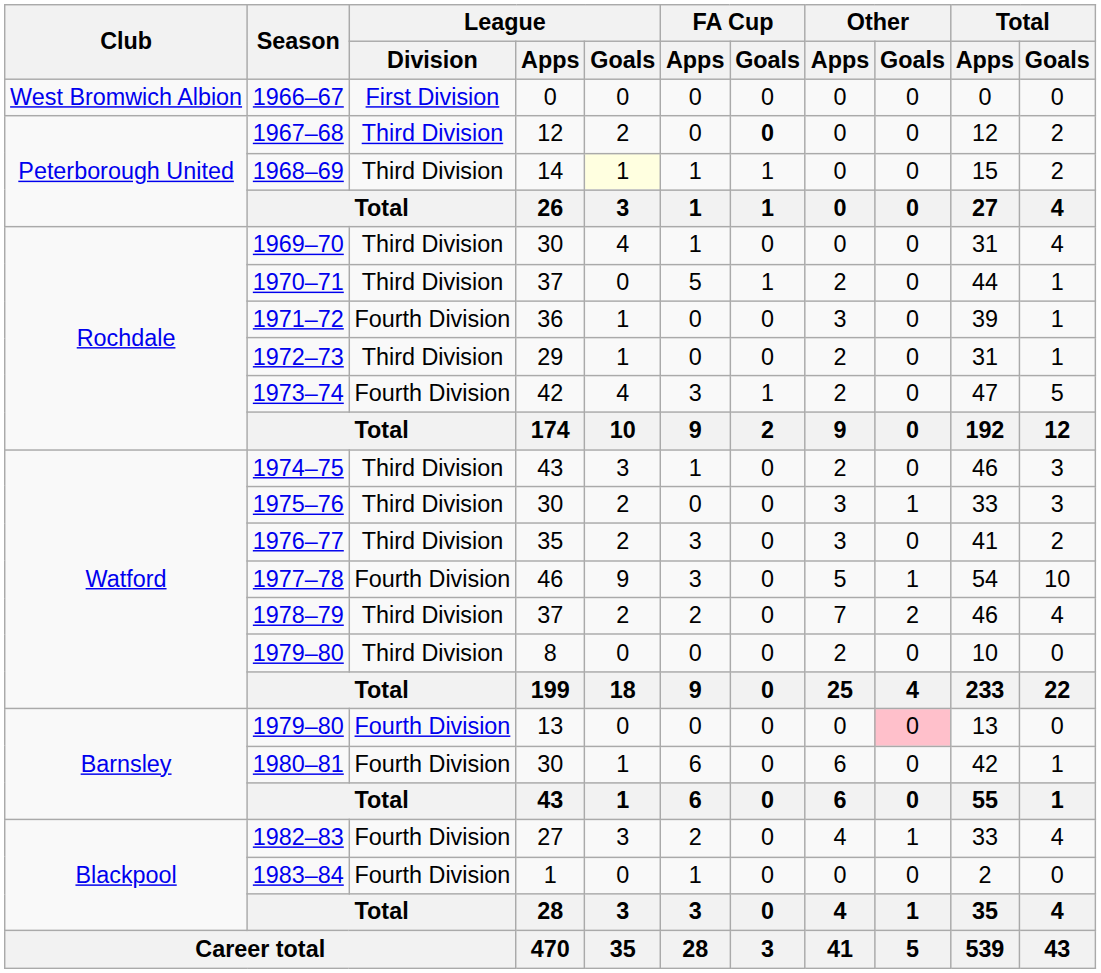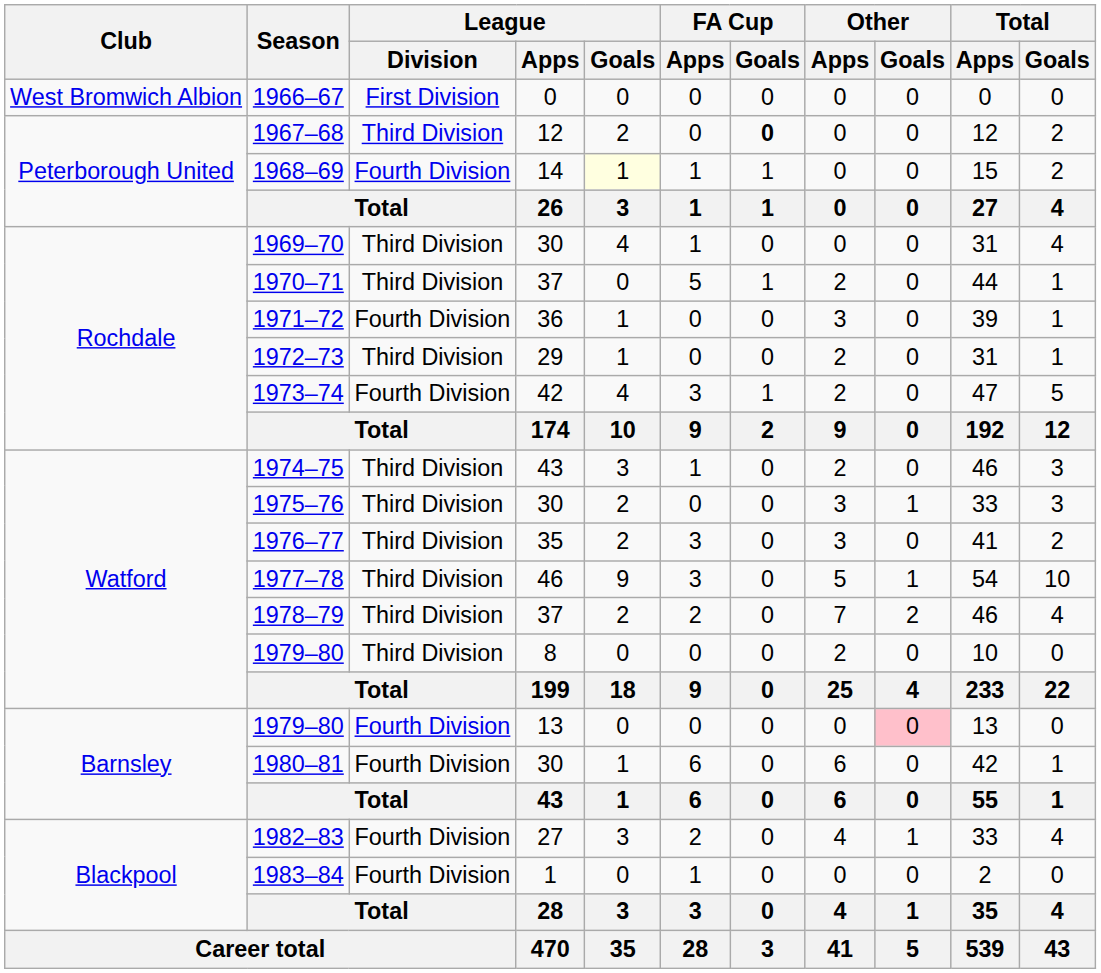(432, 171) Third Division -> (432, 171) Fourth Division
(432, 578) Fourth Division -> (432, 578) Third Division
